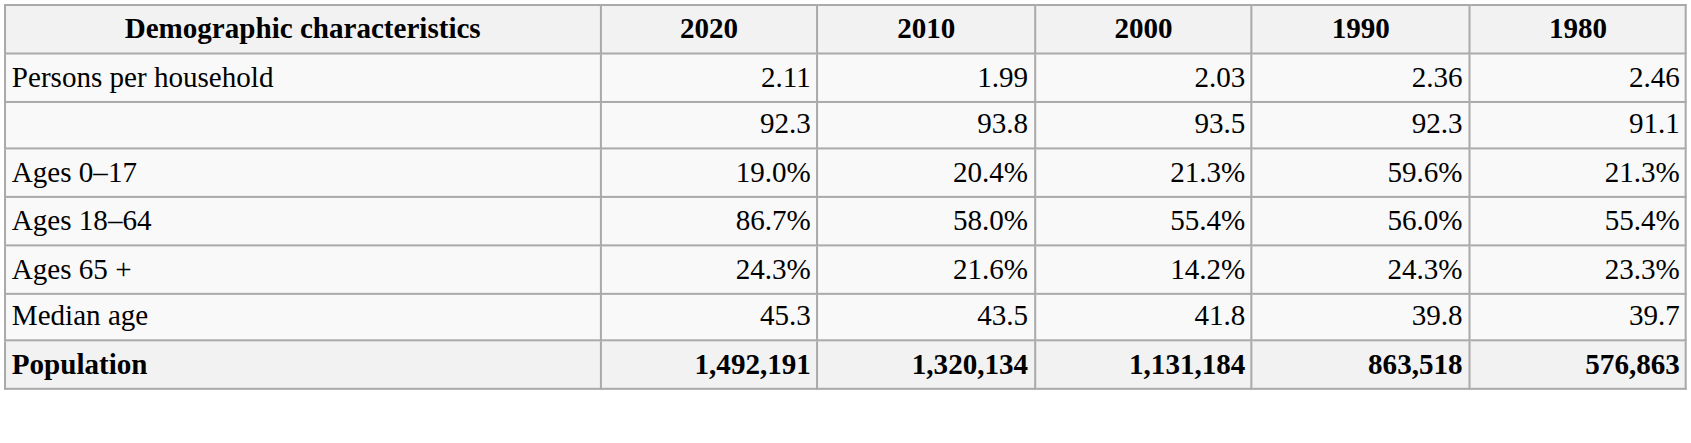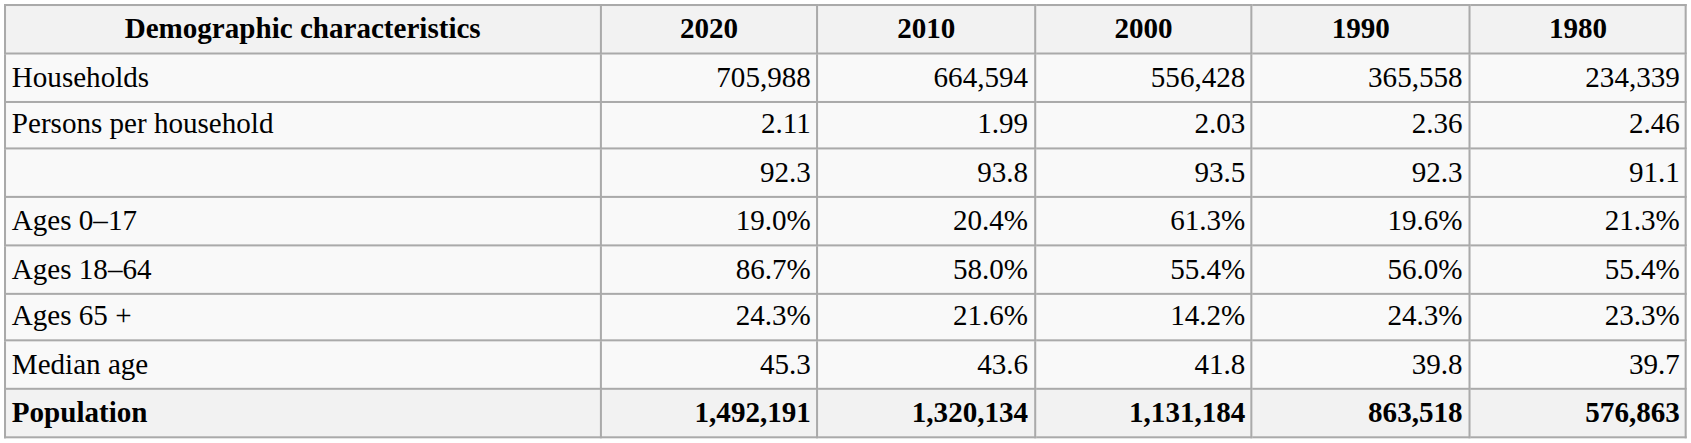+ row: (80, 76)
(1208, 172) 21.3% -> (1208, 220) 61.3%
(1425, 172) 59.6% -> (1425, 220) 19.6%
(1003, 316) 43.5 -> (1003, 364) 43.6
